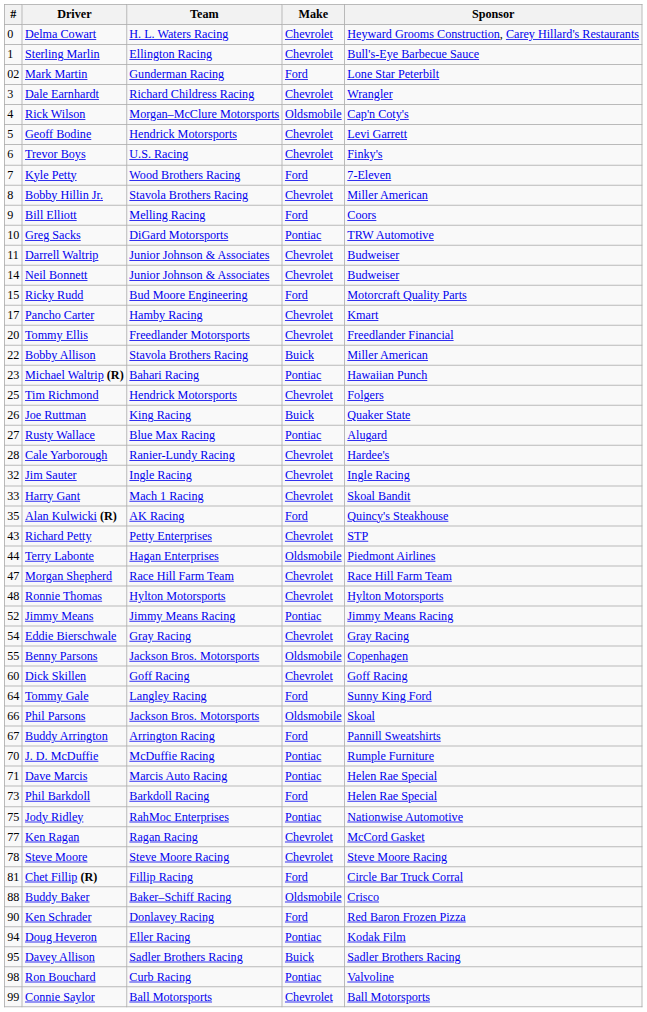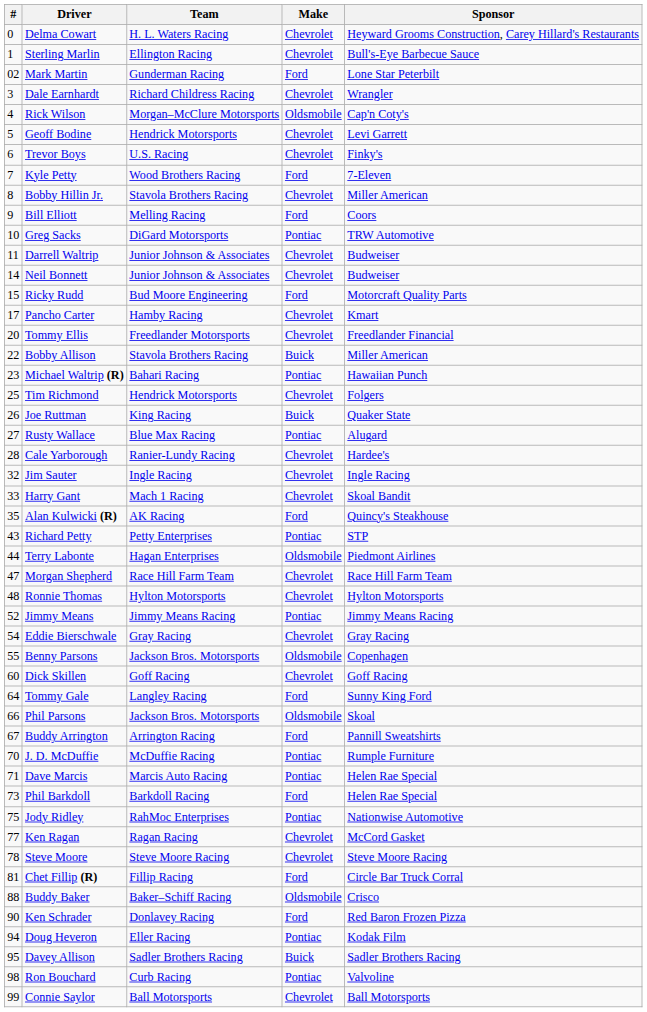(309, 536) Chevrolet -> (303, 536) Pontiac
